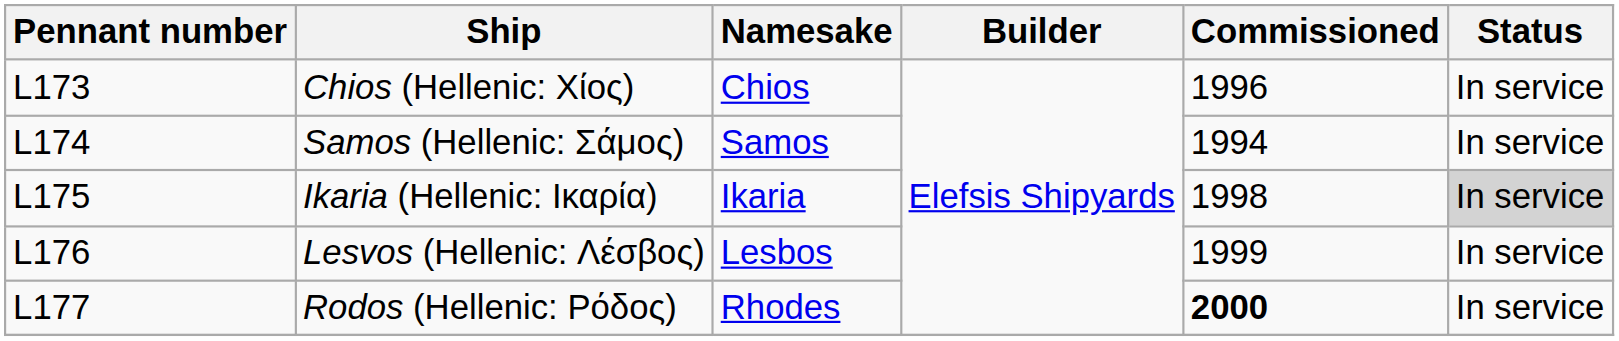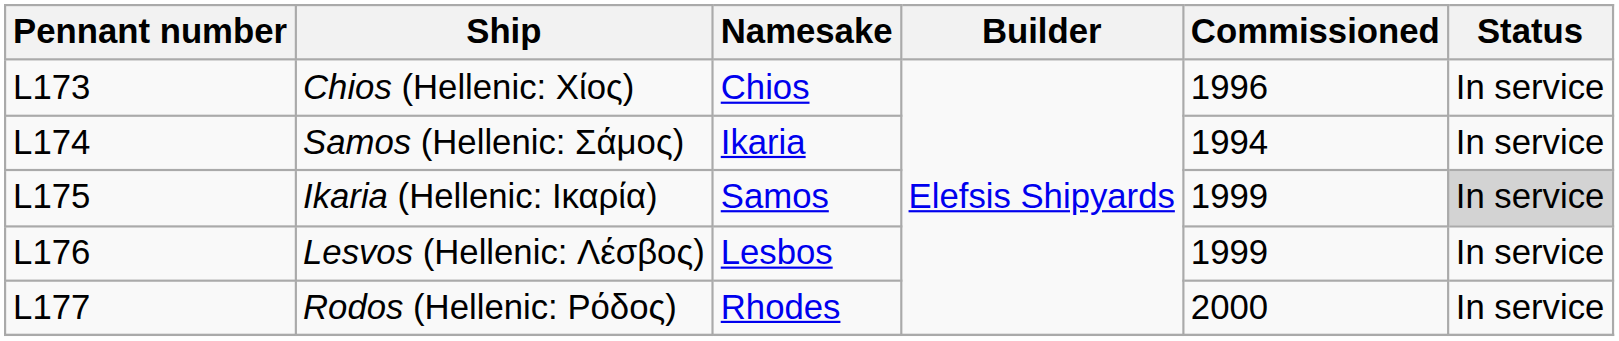(775, 142) Samos -> (763, 142) Ikaria
(763, 197) Ikaria -> (775, 197) Samos
(1229, 197) 1998 -> (1229, 197) 1999
(1229, 307) bold -> (1229, 307) normal
